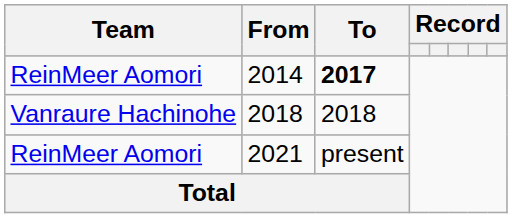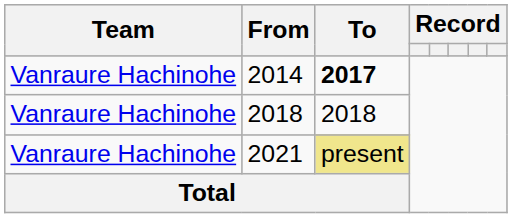(106, 74) ReinMeer Aomori -> (123, 74) Vanraure Hachinohe
(106, 153) ReinMeer Aomori -> (123, 153) Vanraure Hachinohe
(362, 153) no background -> (362, 153) khaki background
